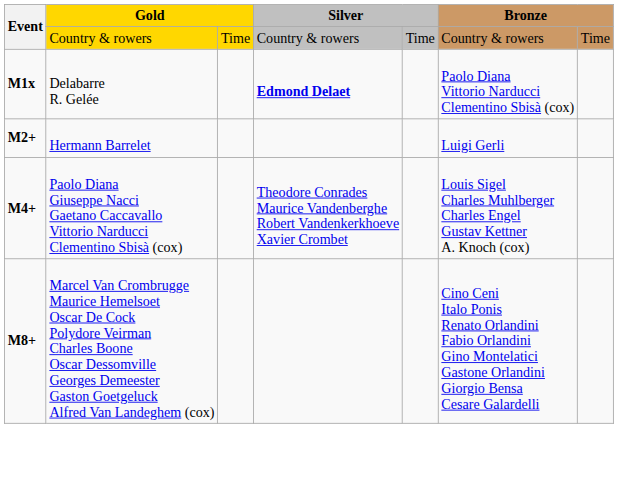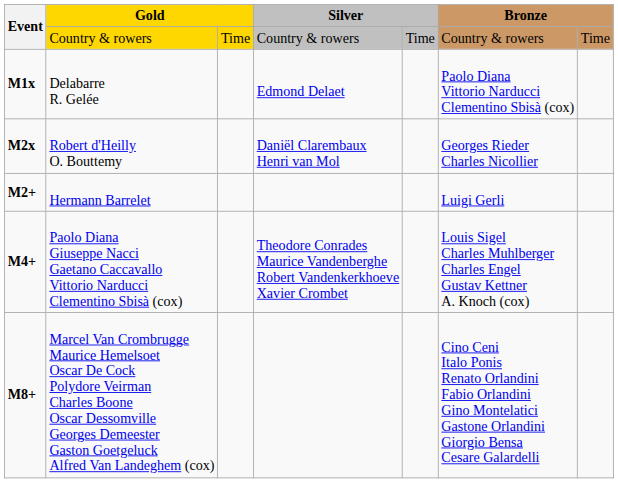(303, 92) bold -> (301, 92) normal
+ row: (21, 146)
